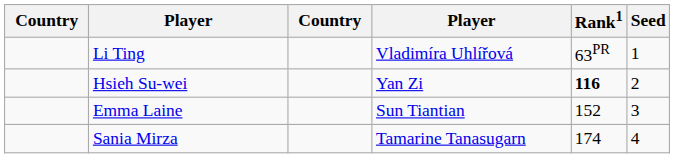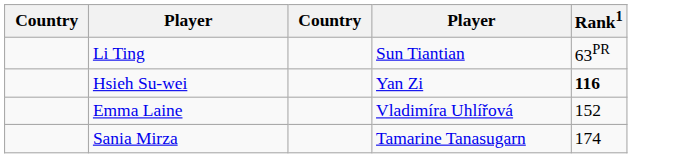- column: (648, 20)
(445, 53) Vladimíra Uhlířová -> (420, 53) Sun Tiantian
(420, 110) Sun Tiantian -> (445, 110) Vladimíra Uhlířová
